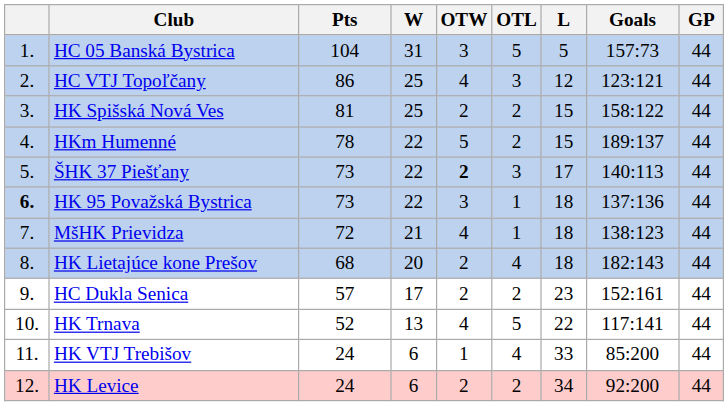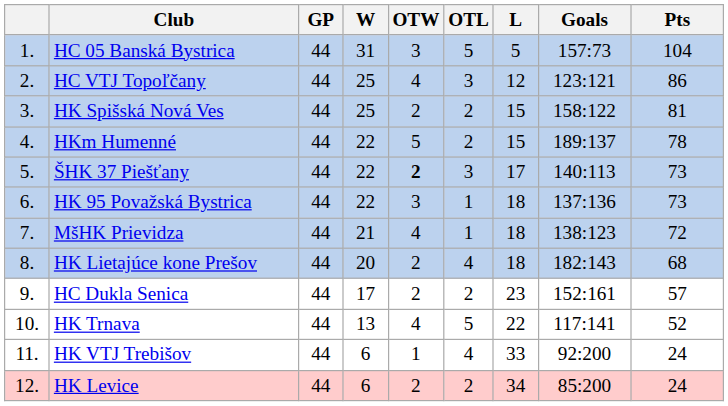columns swapped: (701, 19) <-> (345, 19)
(27, 202) bold -> (27, 202) normal
(632, 354) 85:200 -> (584, 354) 92:200
(632, 385) 92:200 -> (584, 385) 85:200
